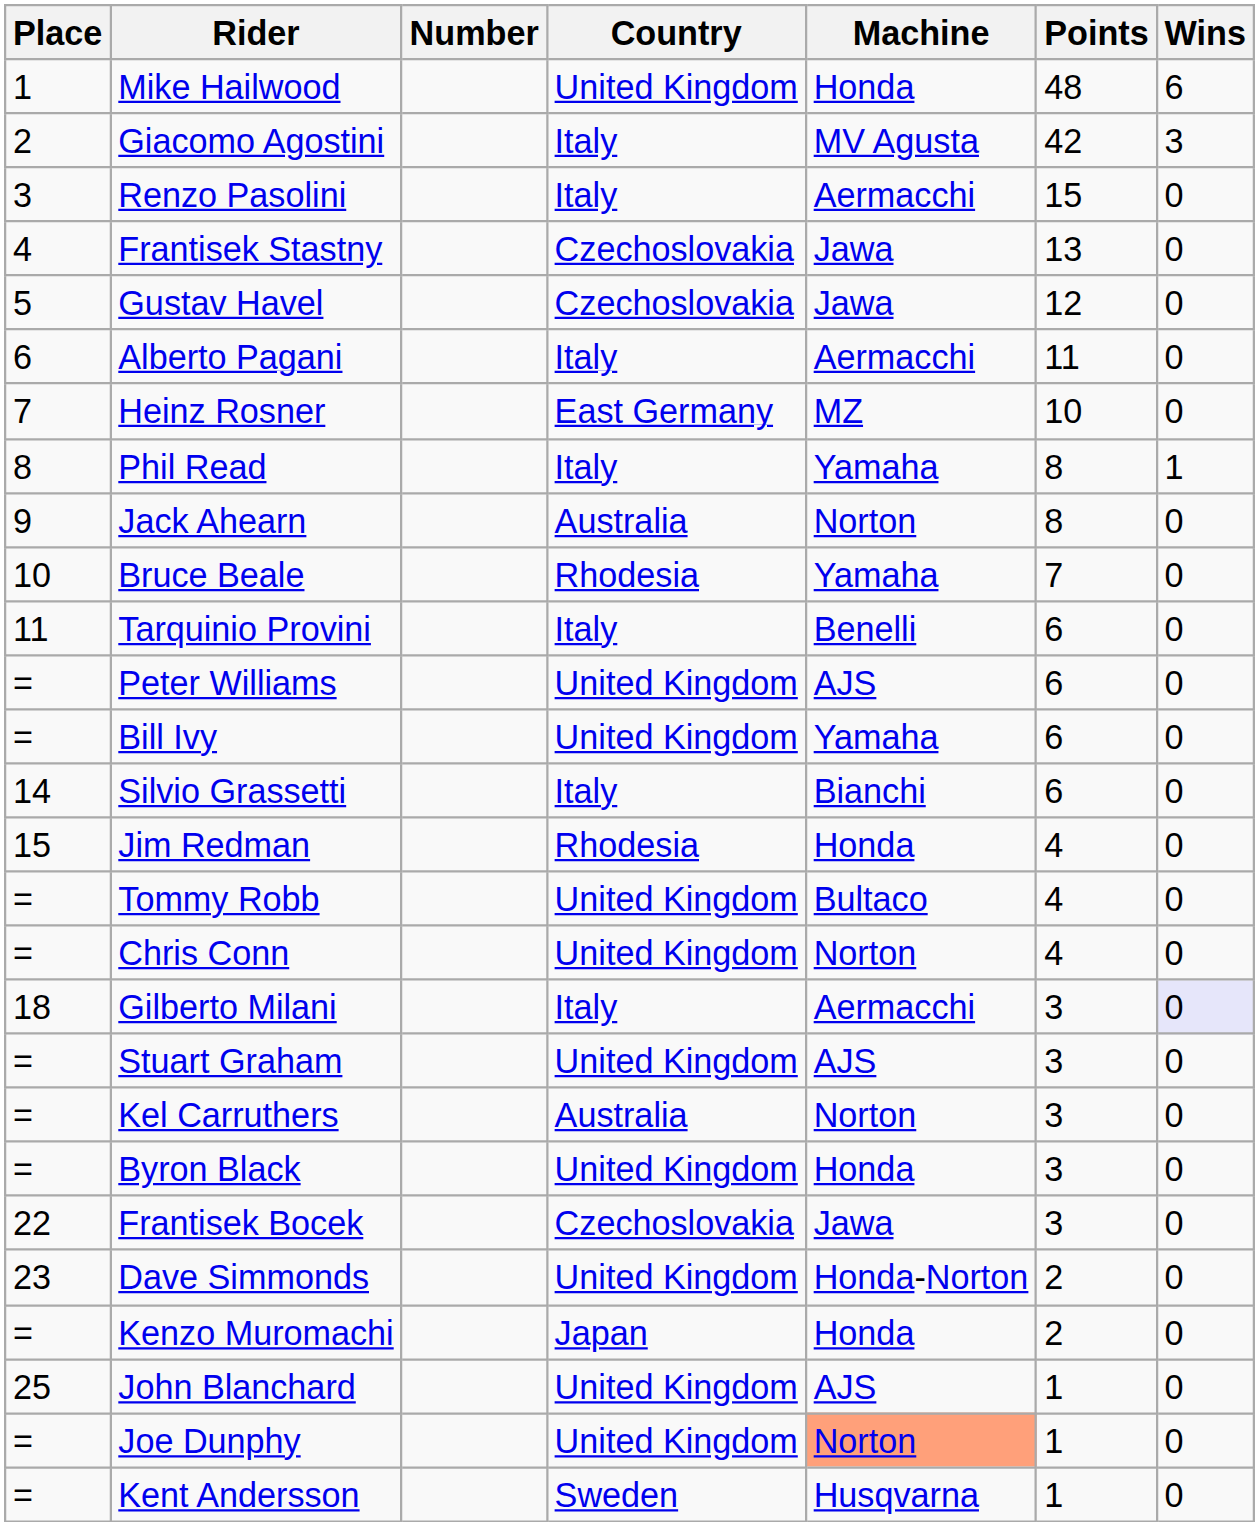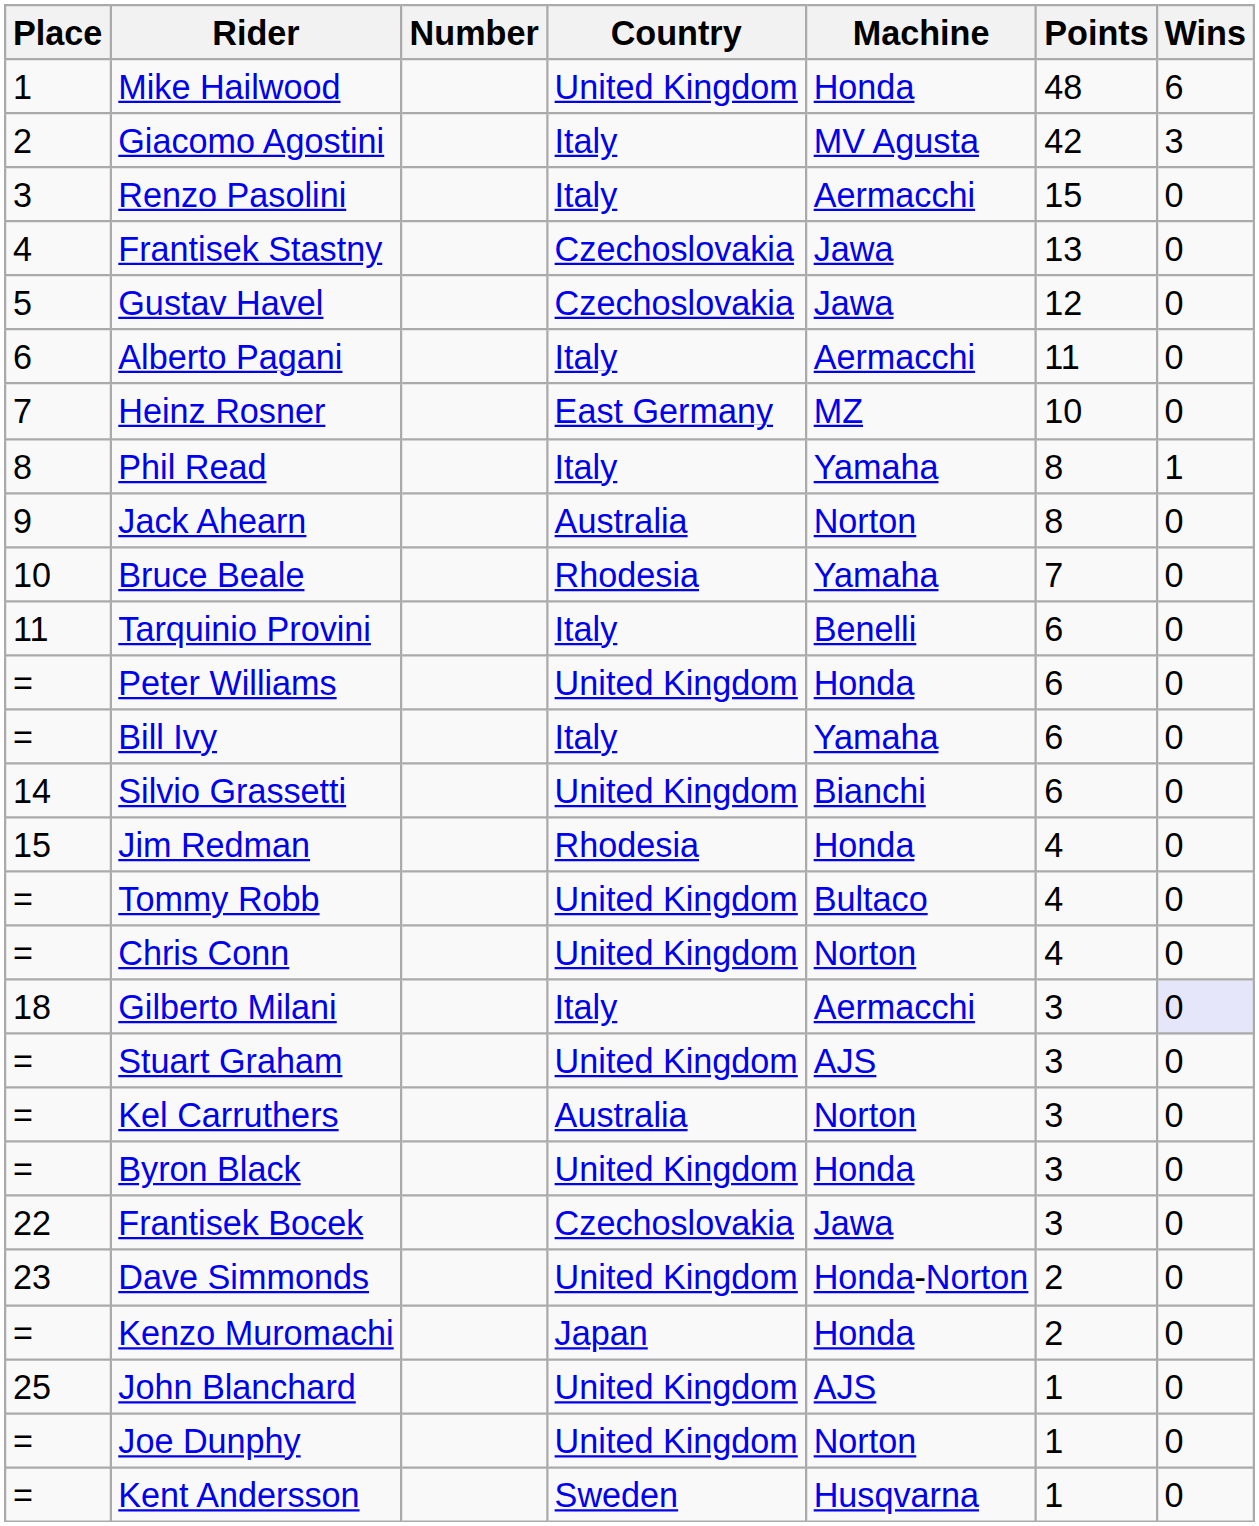(845, 682) AJS -> (864, 682) Honda
(676, 736) United Kingdom -> (586, 736) Italy
(586, 790) Italy -> (676, 790) United Kingdom
(865, 1440) lightsalmon background -> (865, 1440) no background
